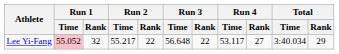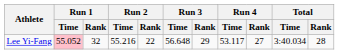(123, 42) 55.217 -> (123, 42) 55.216
(205, 42) 22 -> (205, 42) 29
(321, 42) 29 -> (321, 42) 28
